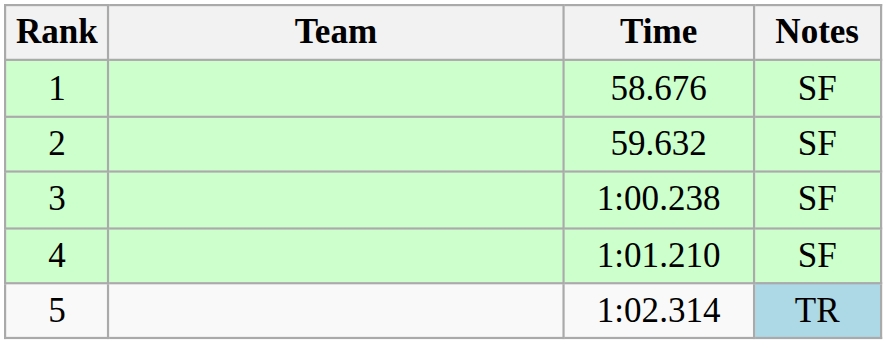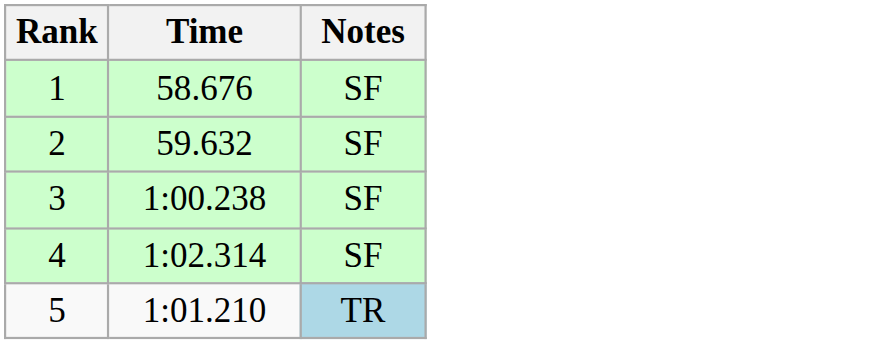- column: (336, 32)
(659, 254) 1:01.210 -> (205, 254) 1:02.314
(659, 310) 1:02.314 -> (205, 310) 1:01.210
